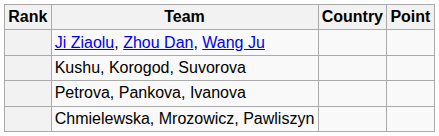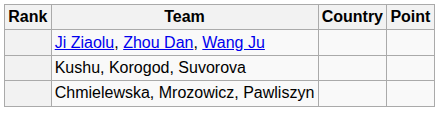- row: (150, 93)
